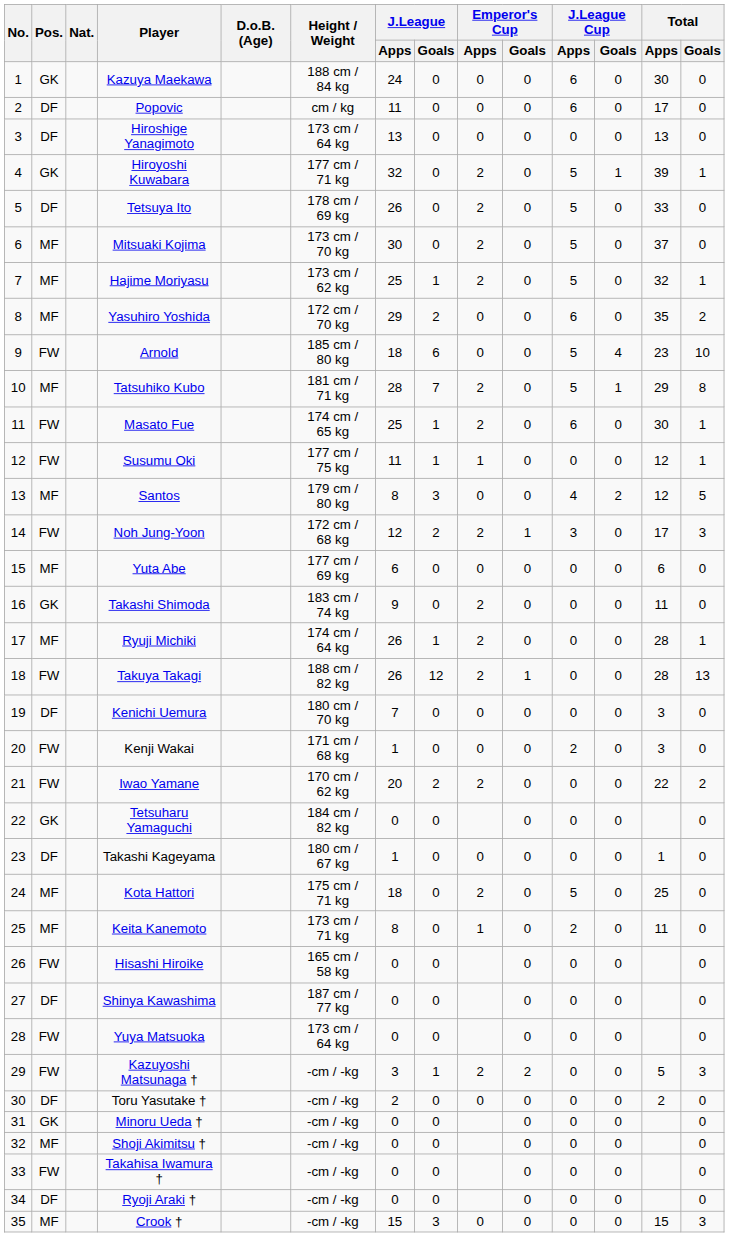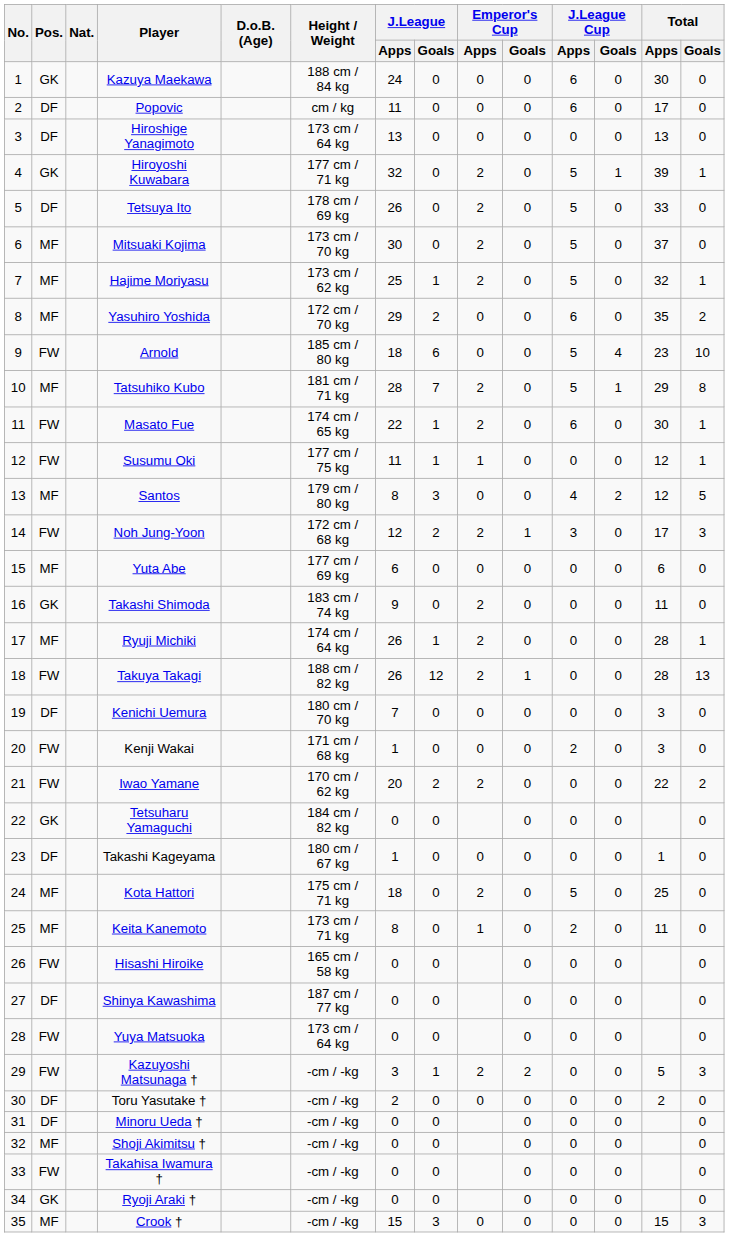(395, 424) 25 -> (395, 424) 22
(49, 1122) GK -> (49, 1122) DF
(49, 1200) DF -> (49, 1200) GK
